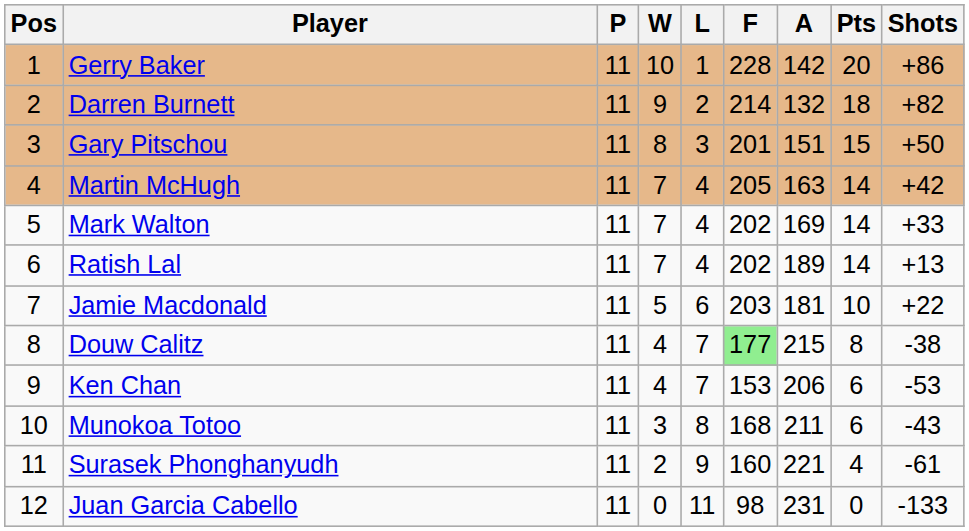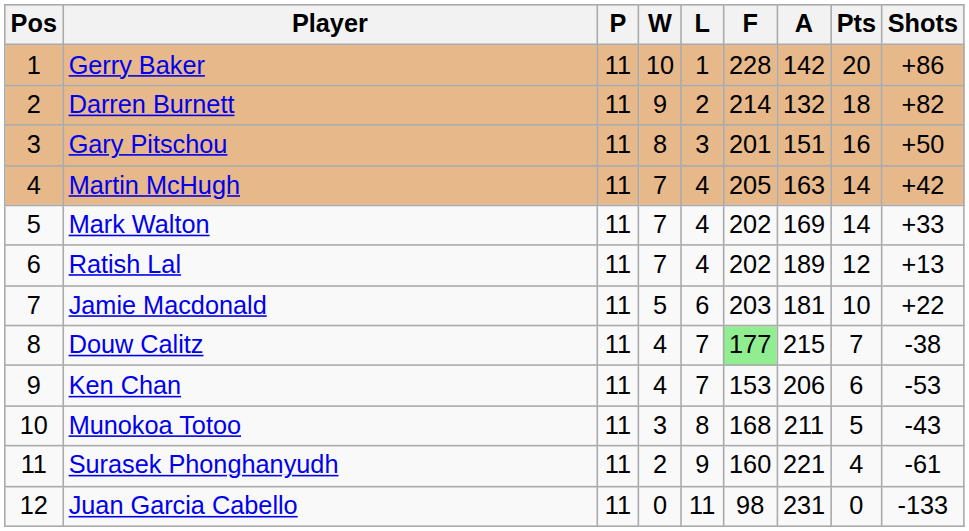(856, 144) 15 -> (856, 144) 16
(856, 265) 14 -> (856, 265) 12
(856, 345) 8 -> (856, 345) 7
(856, 425) 6 -> (856, 425) 5
